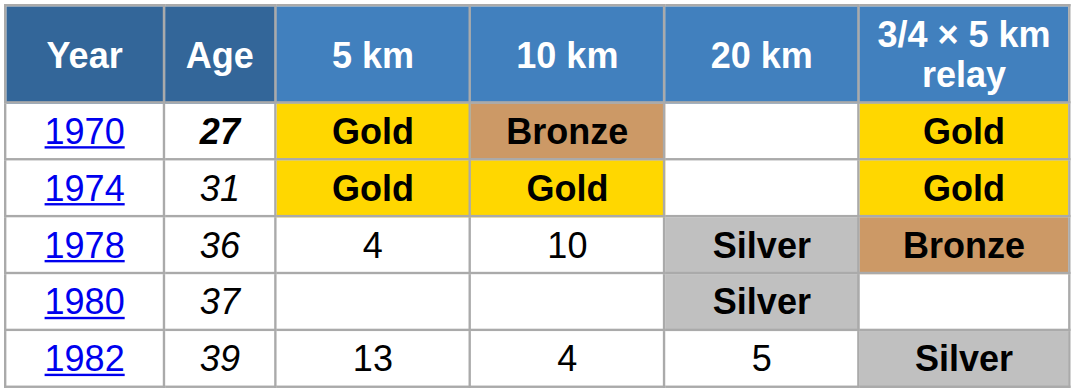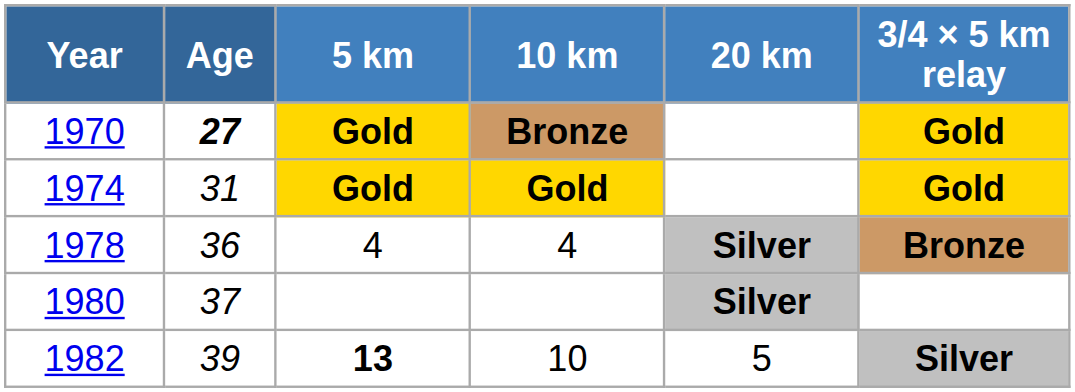(567, 245) 10 -> (567, 245) 4
(373, 359) normal -> (373, 359) bold
(567, 359) 4 -> (567, 359) 10
